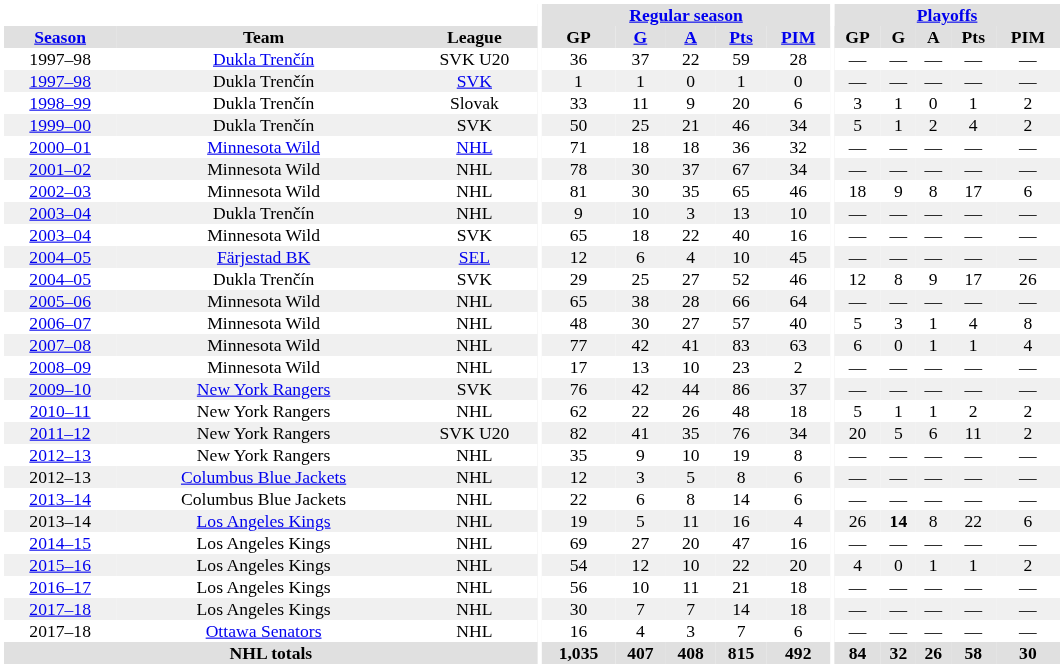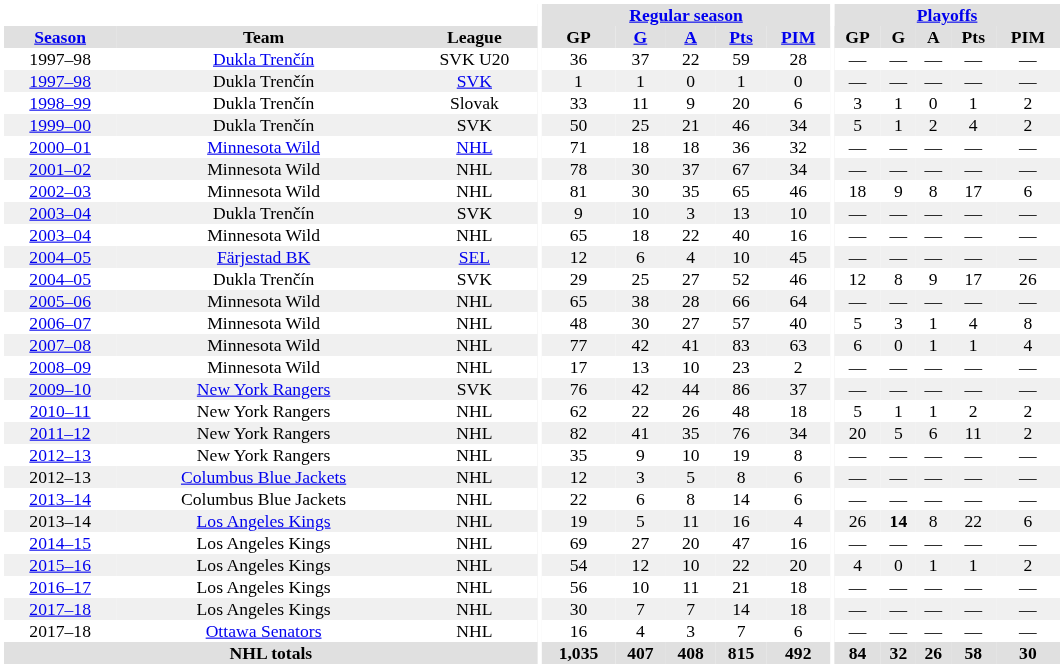(474, 212) NHL -> (474, 212) SVK
(474, 234) SVK -> (474, 234) NHL
(474, 432) SVK U20 -> (474, 432) NHL
